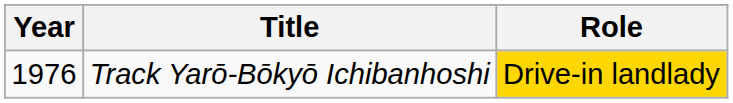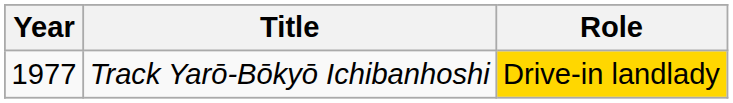(44, 73) 1976 -> (44, 73) 1977
